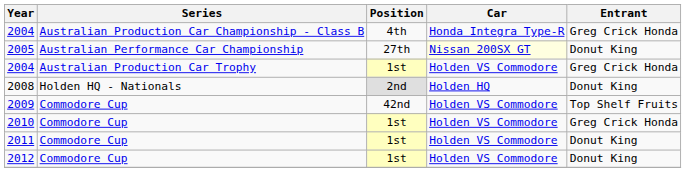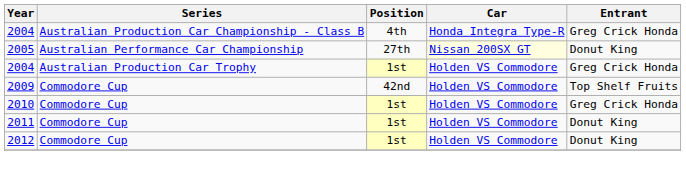- row: (21, 86)
